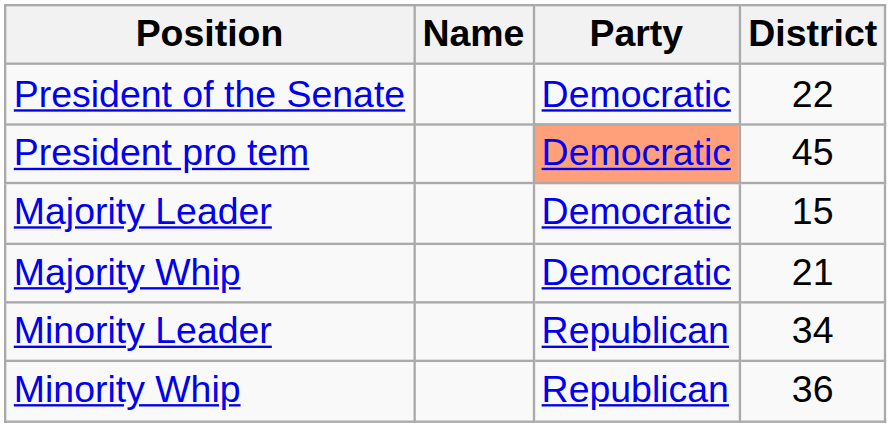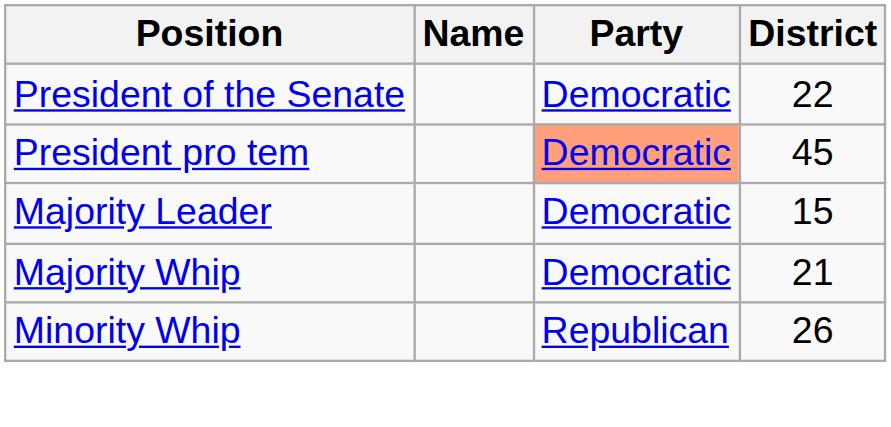- row: (143, 331)
(813, 390) 36 -> (813, 331) 26
